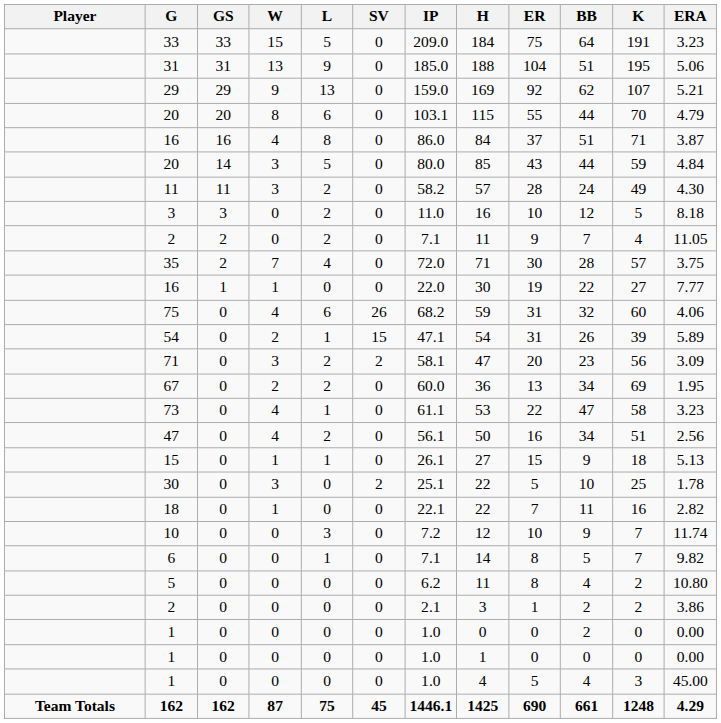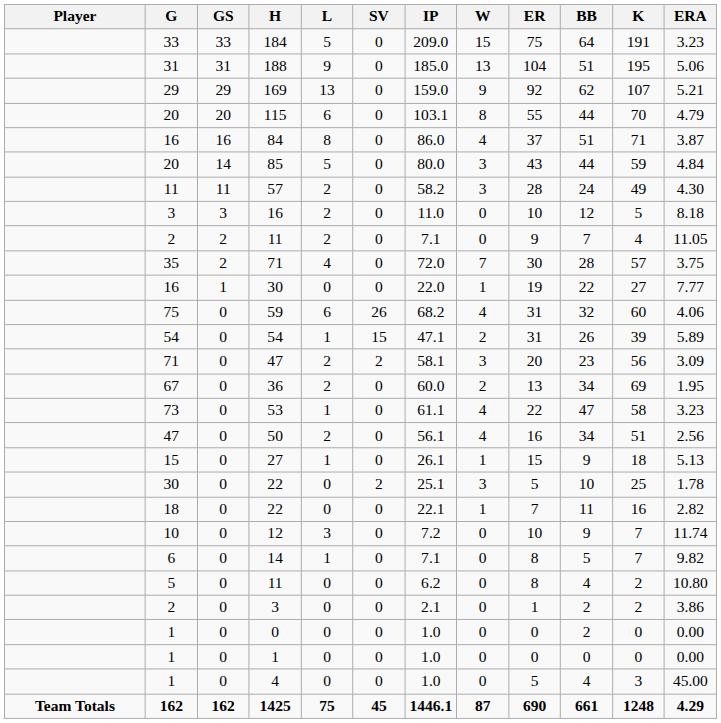columns swapped: (275, 16) <-> (483, 16)
